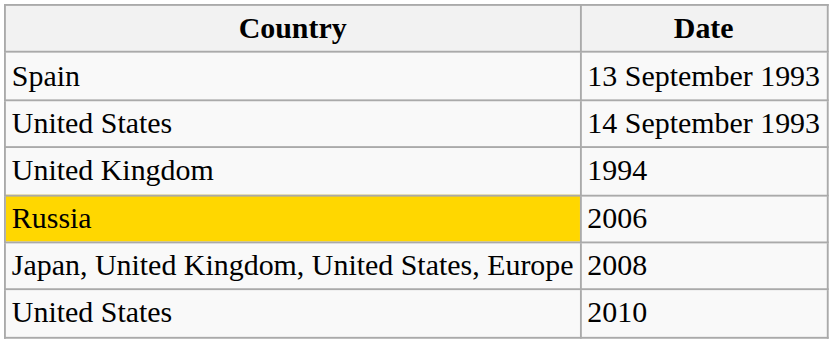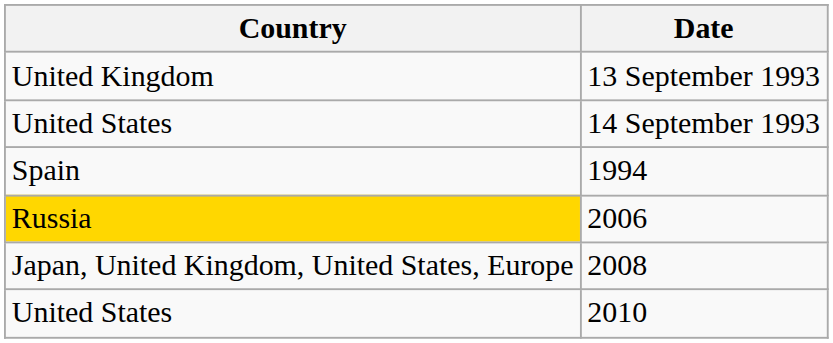(46, 75) Spain -> (113, 75) United Kingdom
(113, 170) United Kingdom -> (46, 170) Spain
